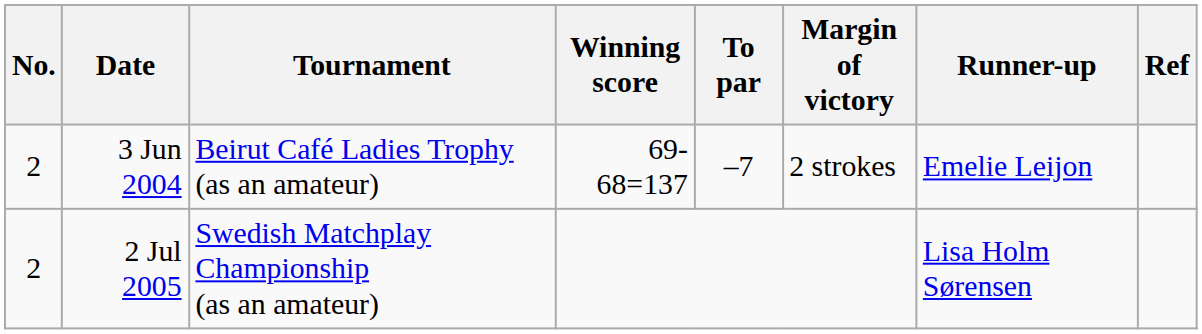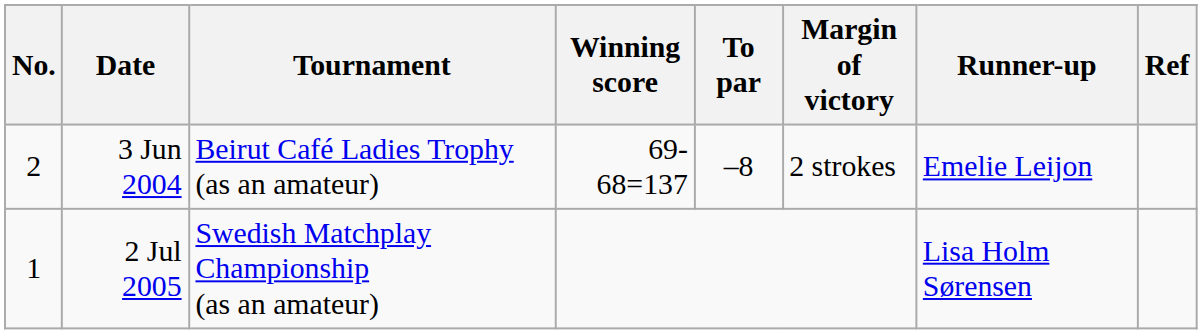(739, 166) –7 -> (739, 166) –8
(34, 268) 2 -> (34, 268) 1
